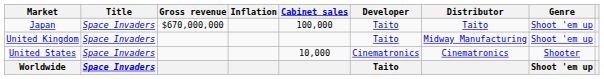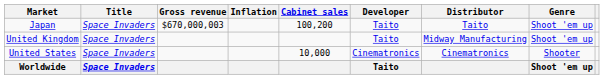(193, 25) $670,000,000 -> (193, 25) $670,000,003
(315, 25) 100,000 -> (315, 25) 100,200
